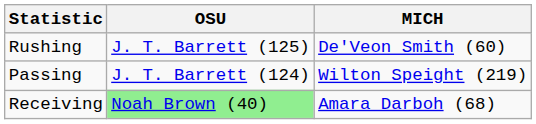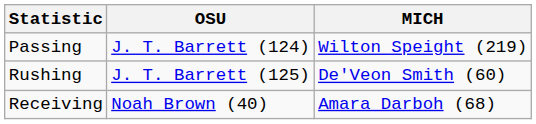rows swapped: (45, 76) <-> (45, 47)
(190, 104) lightgreen background -> (190, 104) no background
